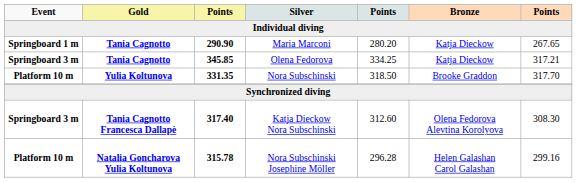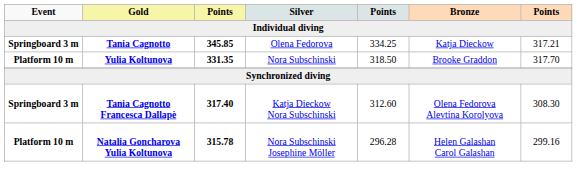- row: (302, 44)
